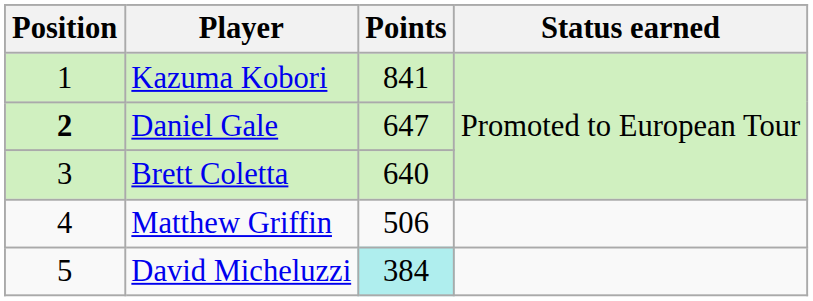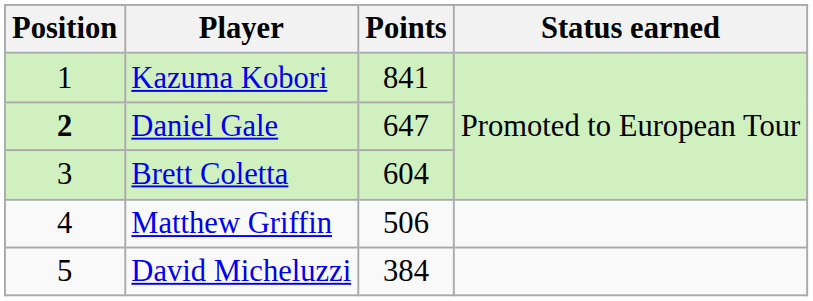(406, 174) 640 -> (406, 174) 604
(406, 271) paleturquoise background -> (406, 271) no background
